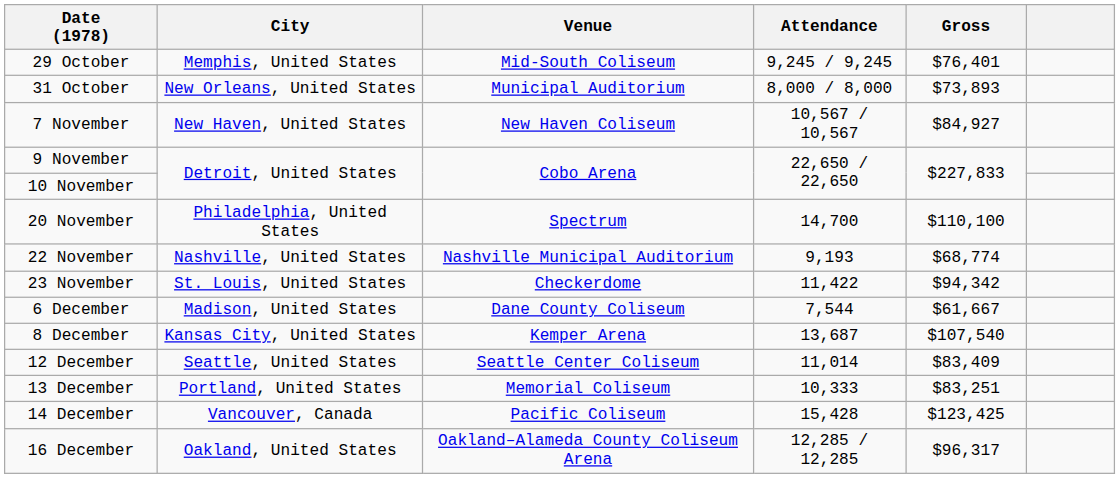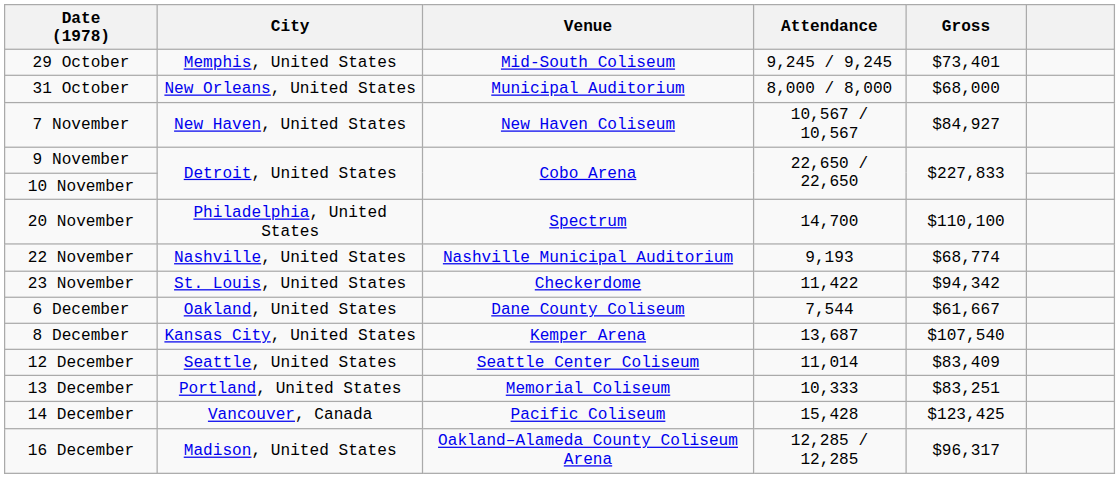(966, 63) $76,401 -> (966, 63) $73,401
(966, 89) $73,893 -> (966, 89) $68,000
(290, 310) Madison, United States -> (290, 310) Oakland, United States
(290, 451) Oakland, United States -> (290, 451) Madison, United States
